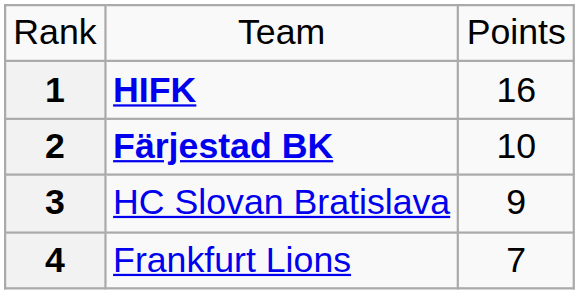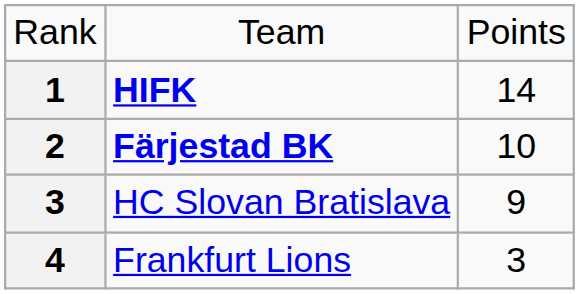(516, 89) 16 -> (516, 89) 14
(516, 259) 7 -> (516, 259) 3
